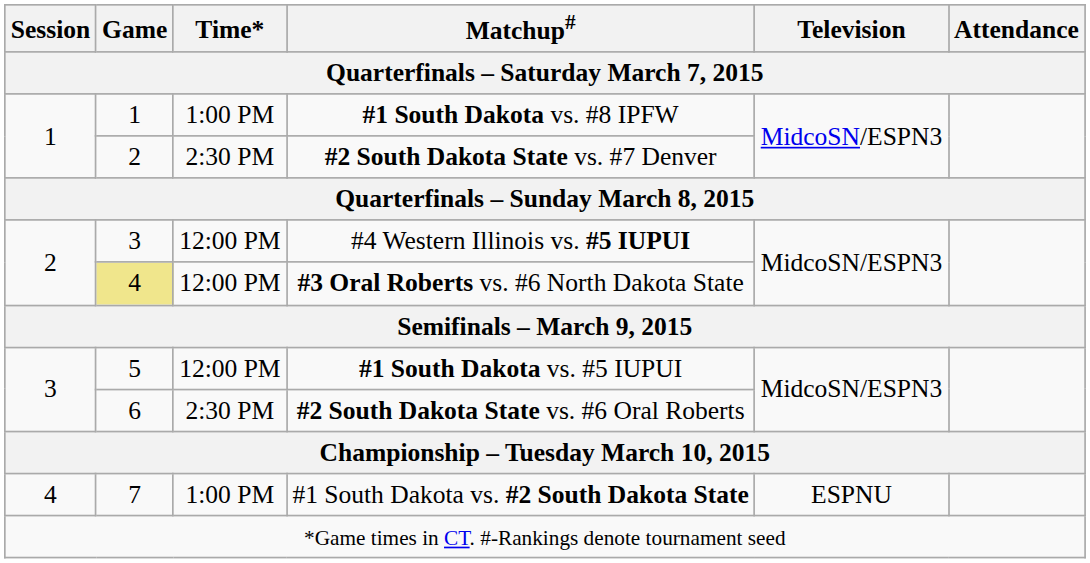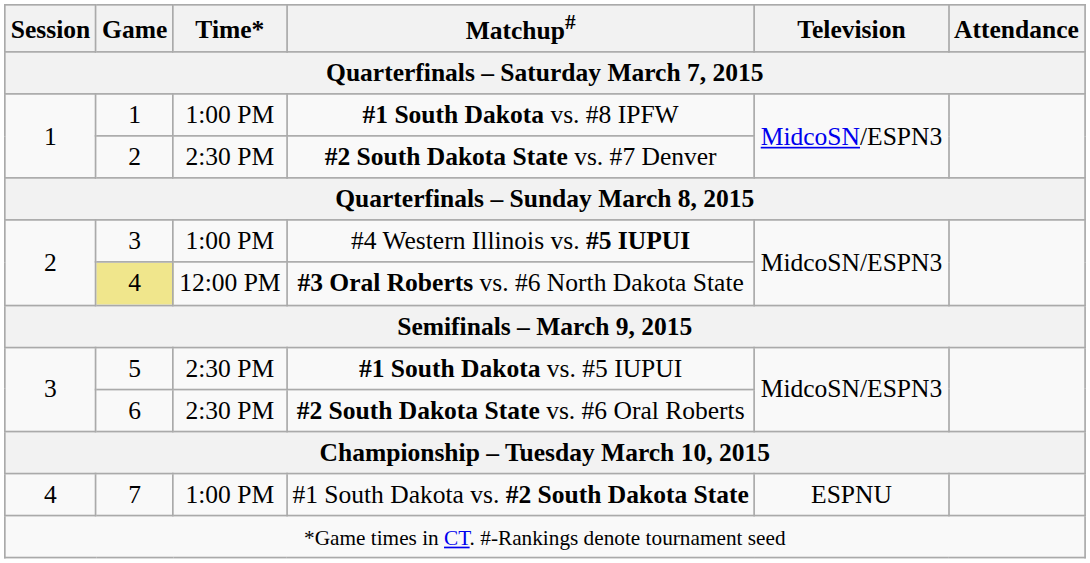(230, 241) 12:00 PM -> (230, 241) 1:00 PM
(230, 367) 12:00 PM -> (230, 367) 2:30 PM
